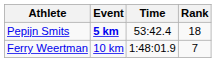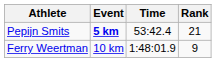(195, 31) 18 -> (195, 31) 21
(195, 49) 7 -> (195, 49) 9
